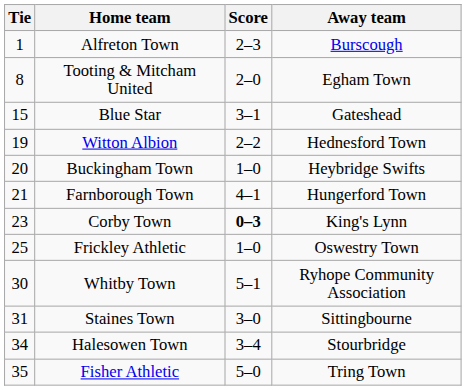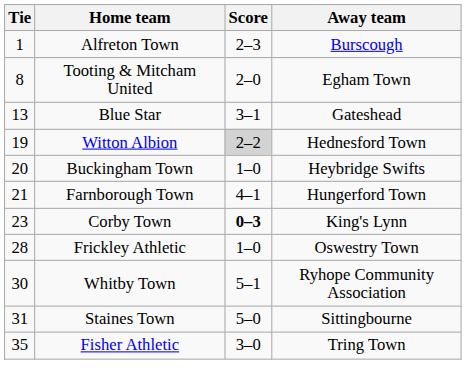(20, 115) 15 -> (20, 115) 13
(248, 141) no background -> (248, 141) lightgrey background
(20, 247) 25 -> (20, 247) 28
(248, 319) 3–0 -> (248, 319) 5–0
- row: (130, 345)
(248, 371) 5–0 -> (248, 345) 3–0
